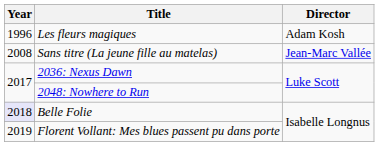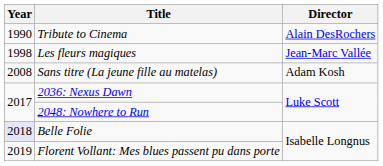+ row: (82, 33)
(20, 33) 1996 -> (20, 53) 1998
(315, 33) Adam Kosh -> (328, 53) Jean-Marc Vallée
(328, 53) Jean-Marc Vallée -> (315, 72) Adam Kosh
